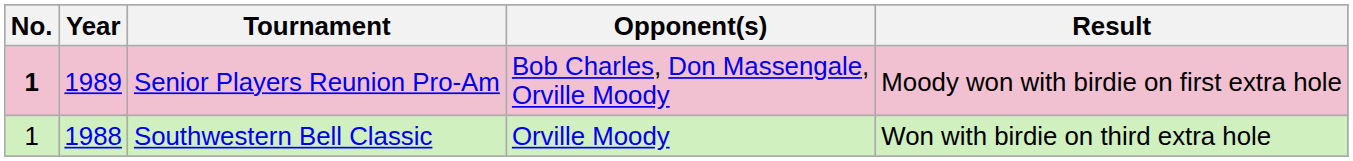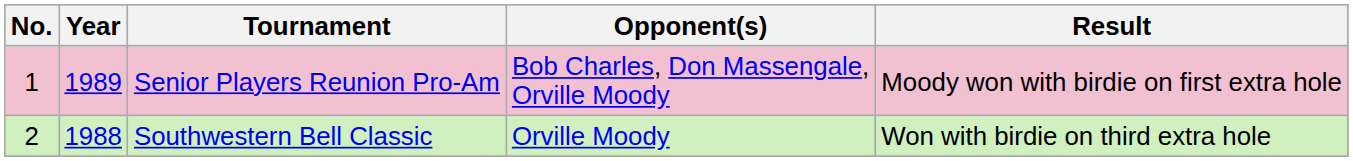(32, 81) bold -> (32, 81) normal
(32, 136) 1 -> (32, 136) 2
